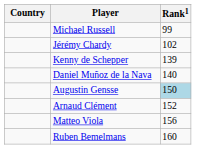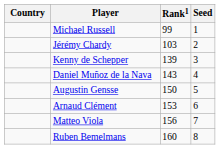+ column: (203, 13)
(170, 45) 102 -> (170, 45) 103
(170, 75) 140 -> (170, 75) 143
(170, 90) lightblue background -> (170, 90) no background
(170, 106) 152 -> (170, 106) 153
